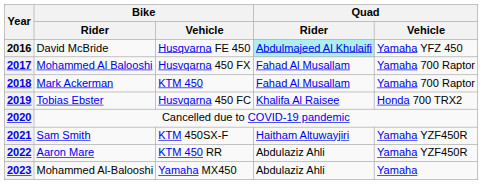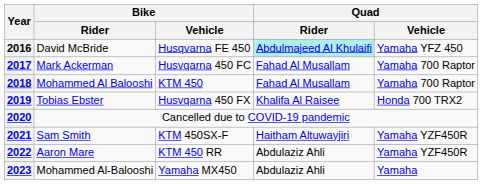(95, 65) Mohammed Al Balooshi -> (75, 65) Mark Ackerman
(204, 65) Husvqarna 450 FX -> (205, 65) Husvqarna 450 FC
(75, 83) Mark Ackerman -> (95, 83) Mohammed Al Balooshi
(205, 100) Husvqarna 450 FC -> (204, 100) Husvqarna 450 FX
